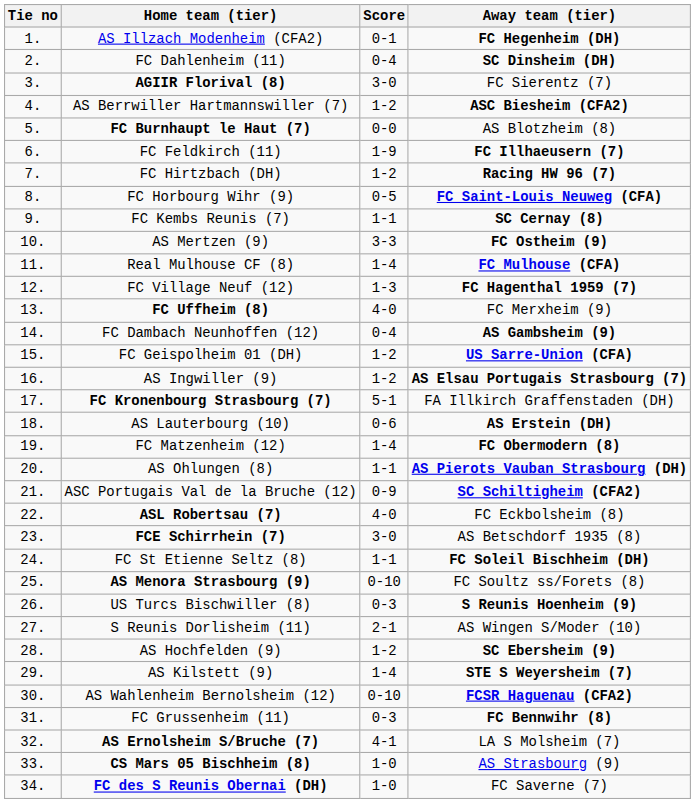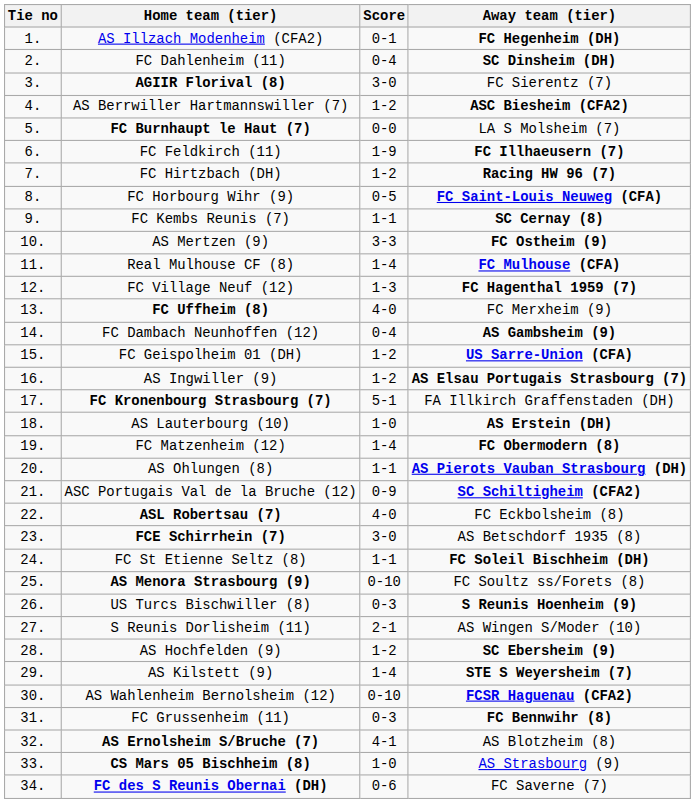(549, 129) AS Blotzheim (8) -> (549, 129) LA S Molsheim (7)
(384, 424) 0-6 -> (384, 424) 1-0
(549, 741) LA S Molsheim (7) -> (549, 741) AS Blotzheim (8)
(384, 787) 1-0 -> (384, 787) 0-6
